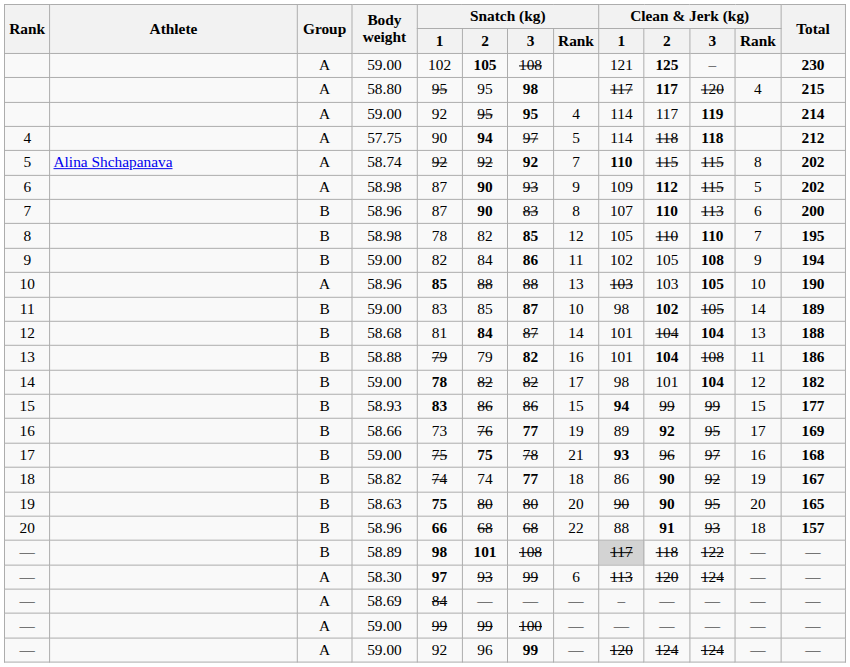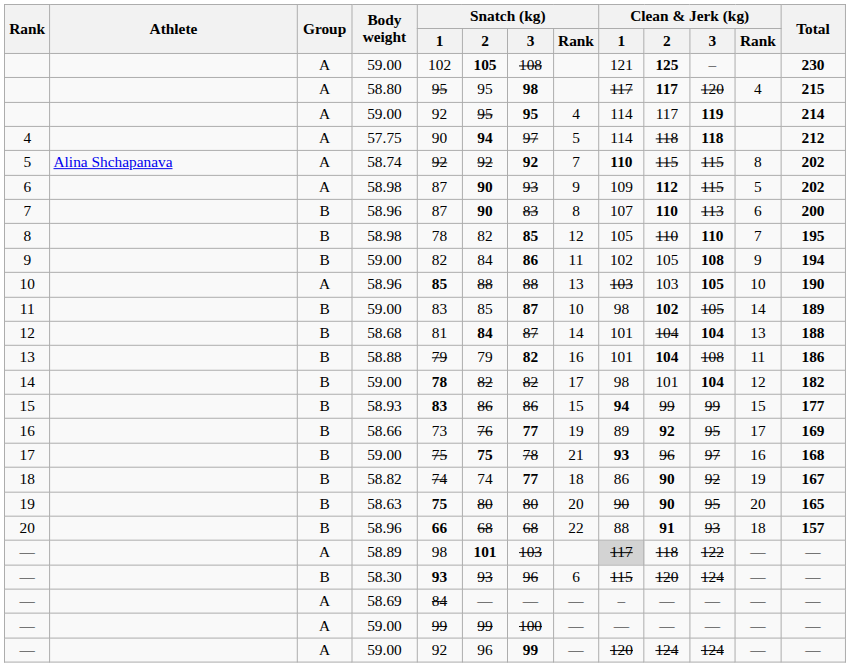(325, 552) B -> (325, 552) A
(440, 552) bold -> (440, 552) normal
(530, 552) 108 -> (530, 552) 103
(325, 576) A -> (325, 576) B
(440, 576) 97 -> (440, 576) 93
(530, 576) 99 -> (530, 576) 96
(621, 576) 113 -> (621, 576) 115
